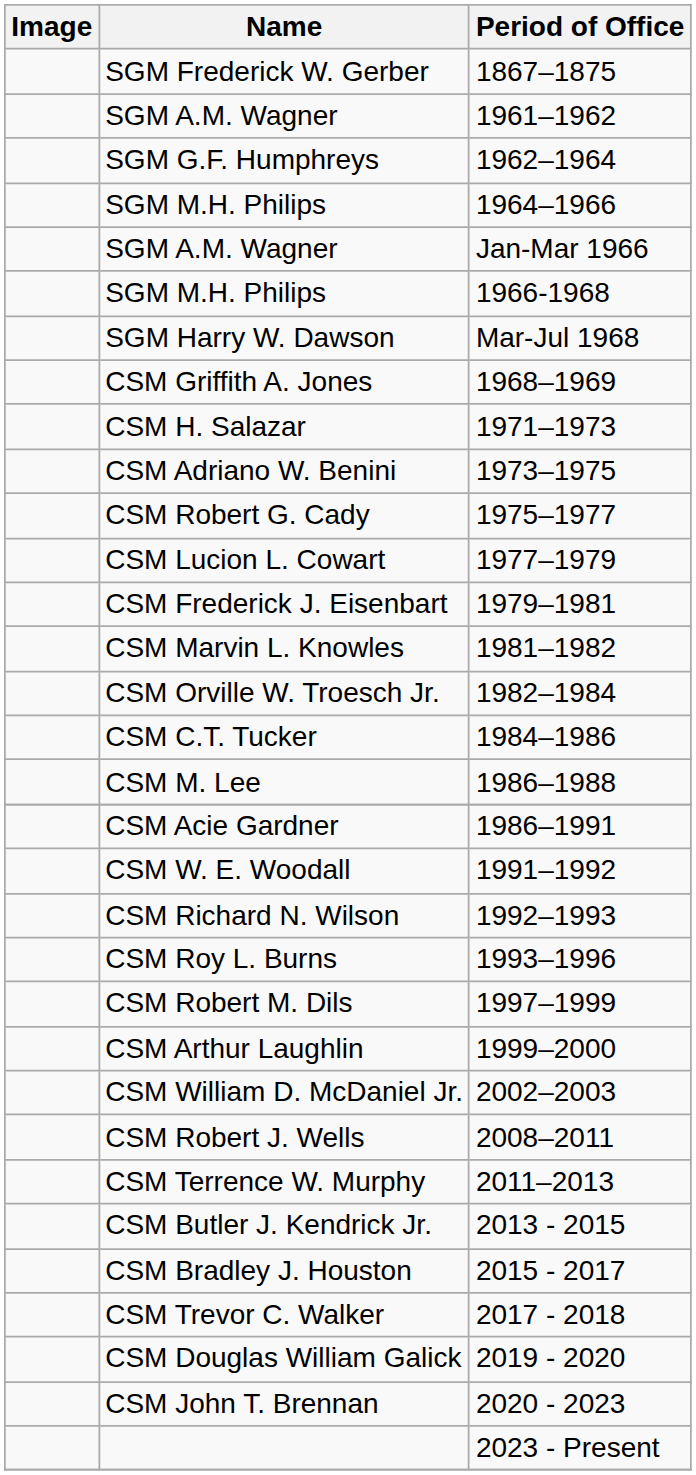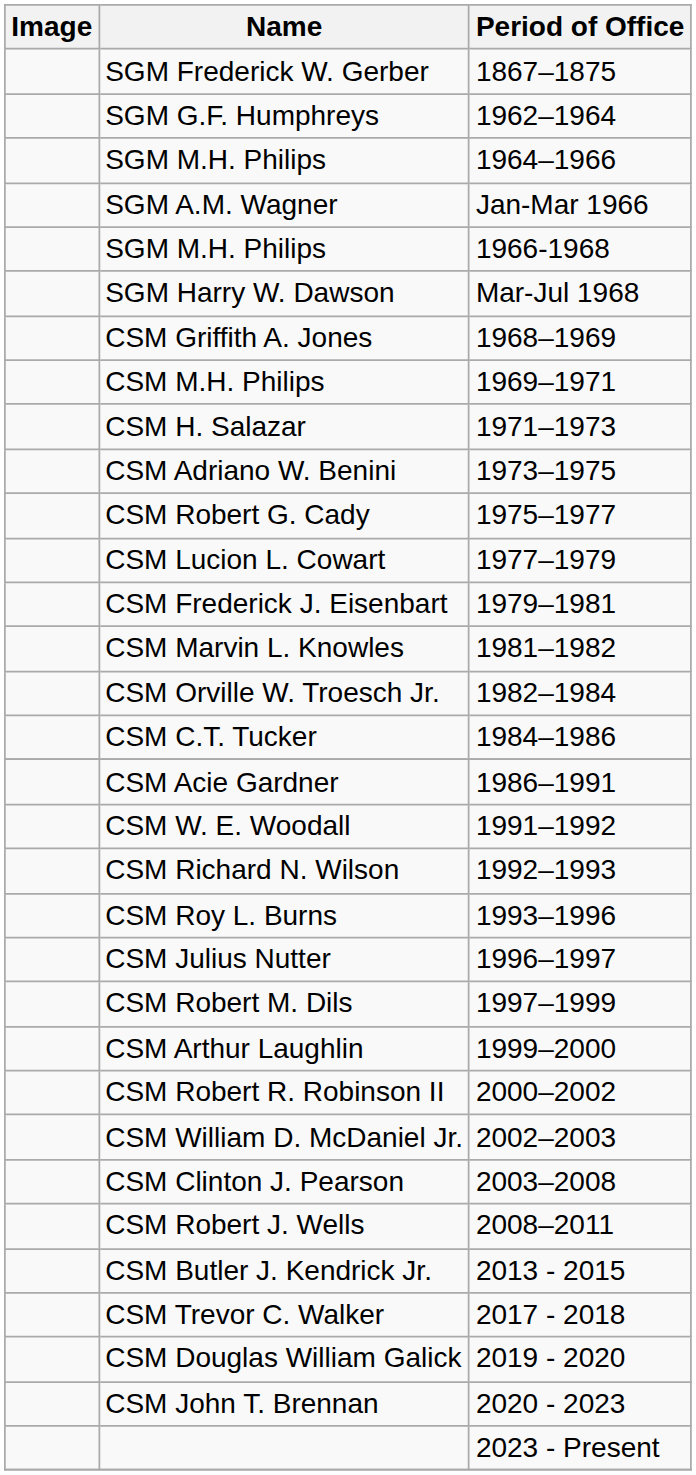- row: (221, 115)
+ row: (215, 381)
- row: (183, 781)
+ row: (218, 959)
+ row: (275, 1092)
+ row: (255, 1181)
- row: (265, 1181)
- row: (258, 1270)
